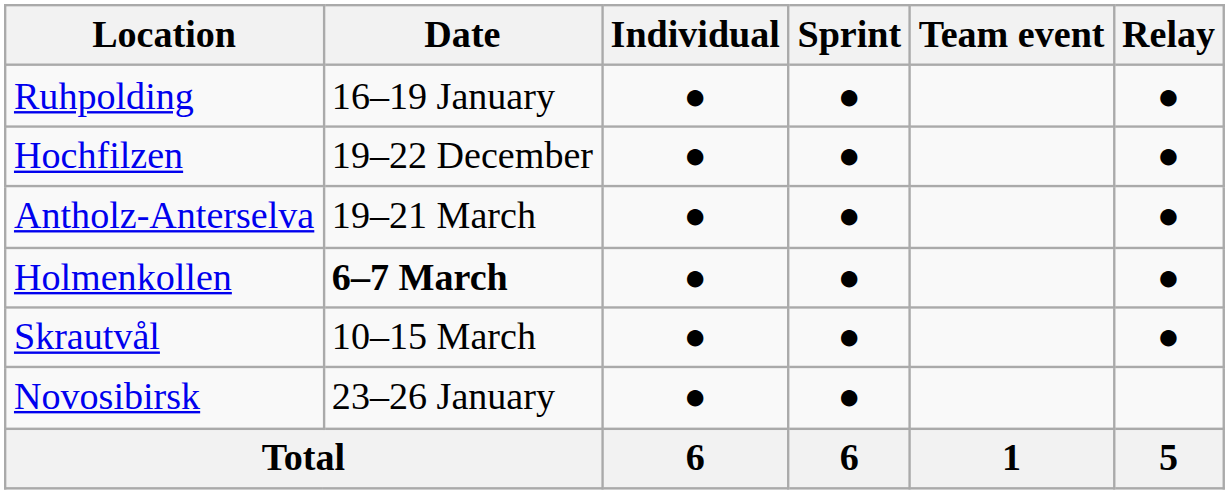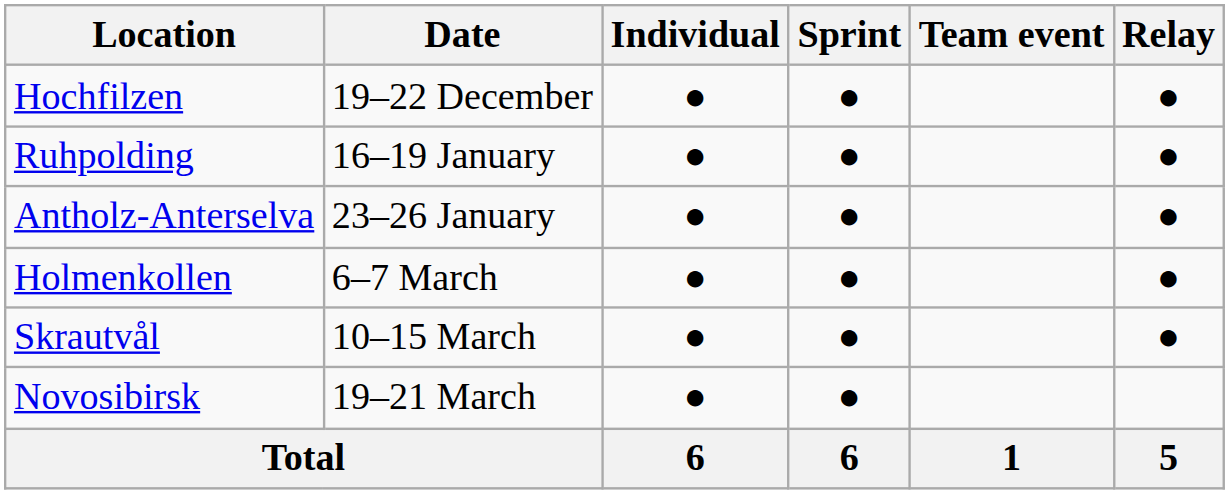rows swapped: (99, 155) <-> (104, 95)
(434, 215) 19–21 March -> (443, 215) 23–26 January
(420, 276) bold -> (415, 276) normal
(443, 397) 23–26 January -> (434, 397) 19–21 March
